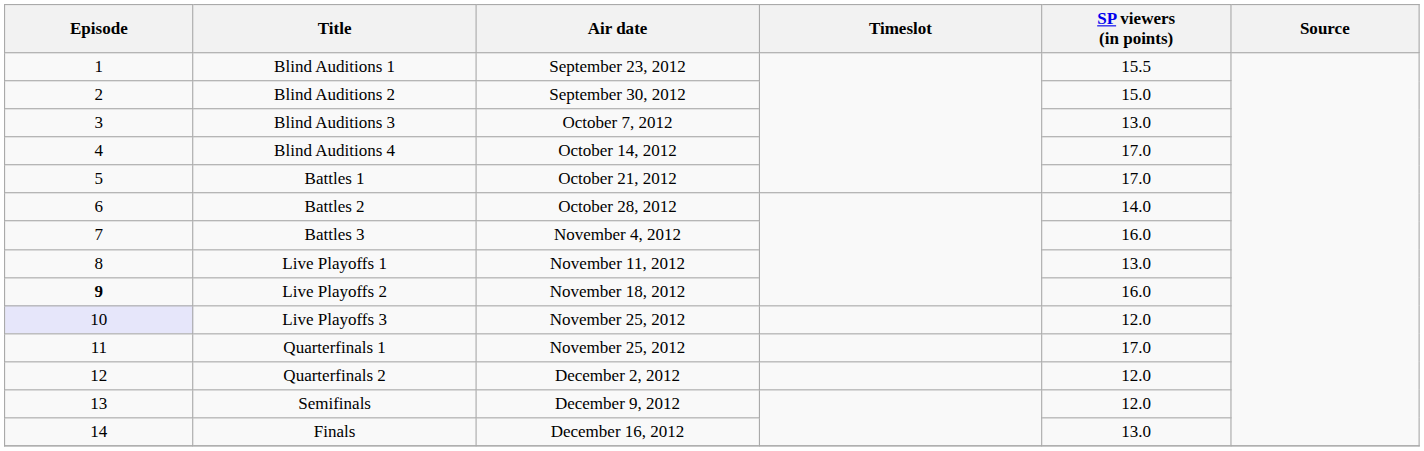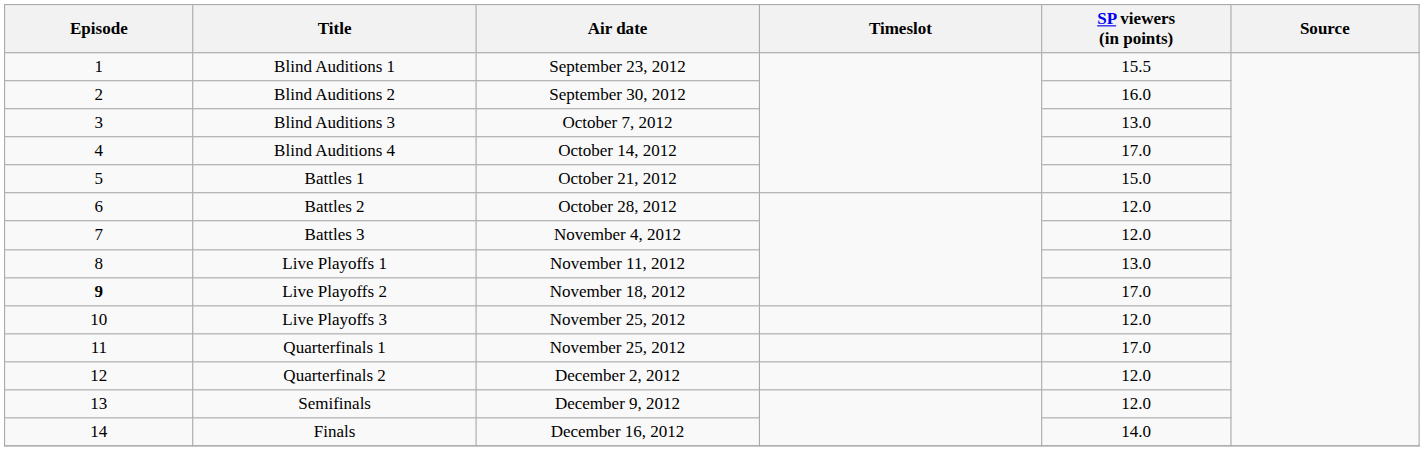(1136, 95) 15.0 -> (1136, 95) 16.0
(1136, 179) 17.0 -> (1136, 179) 15.0
(1136, 207) 14.0 -> (1136, 207) 12.0
(1136, 235) 16.0 -> (1136, 235) 12.0
(1136, 291) 16.0 -> (1136, 291) 17.0
(99, 319) lavender background -> (99, 319) no background
(1136, 431) 13.0 -> (1136, 431) 14.0
